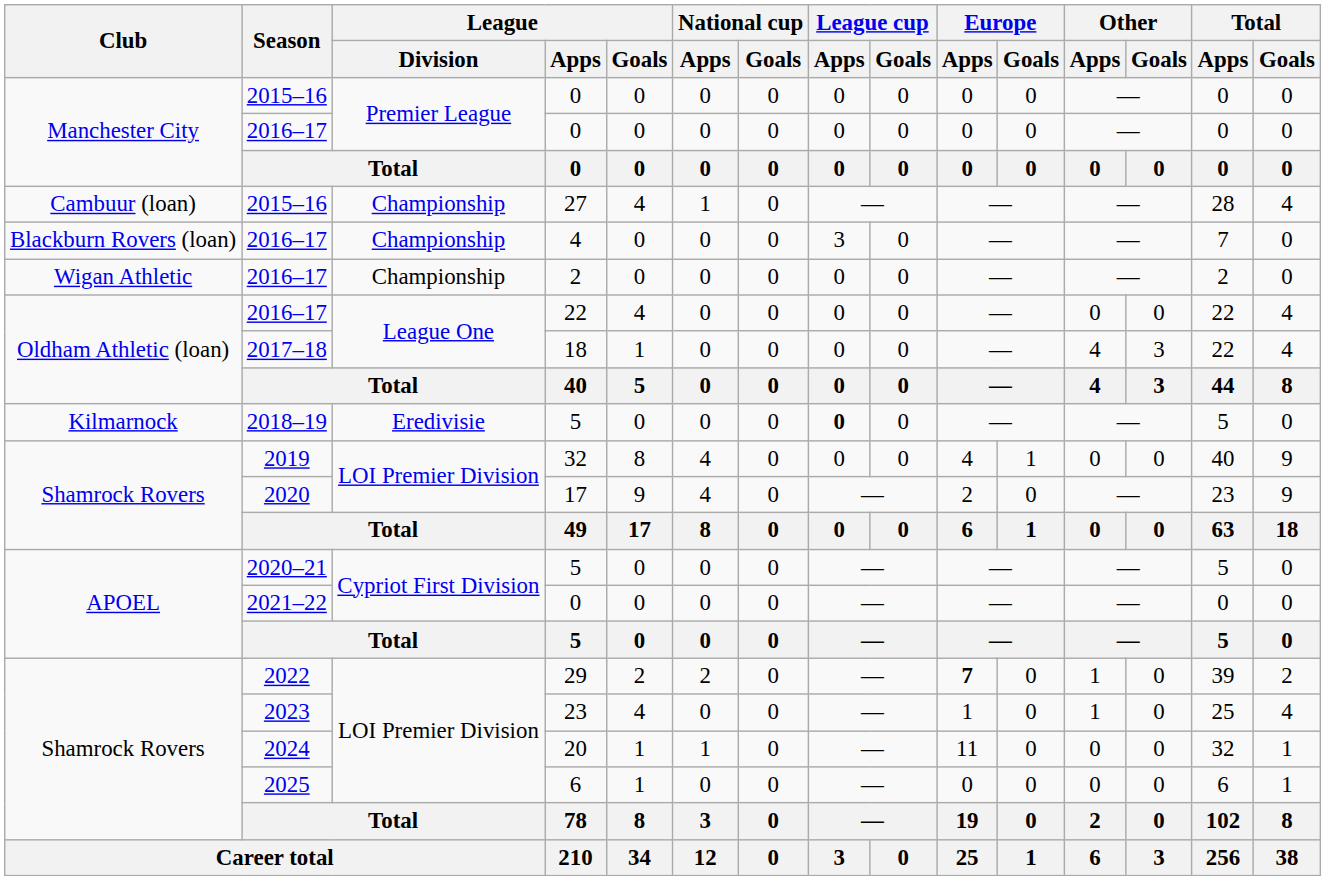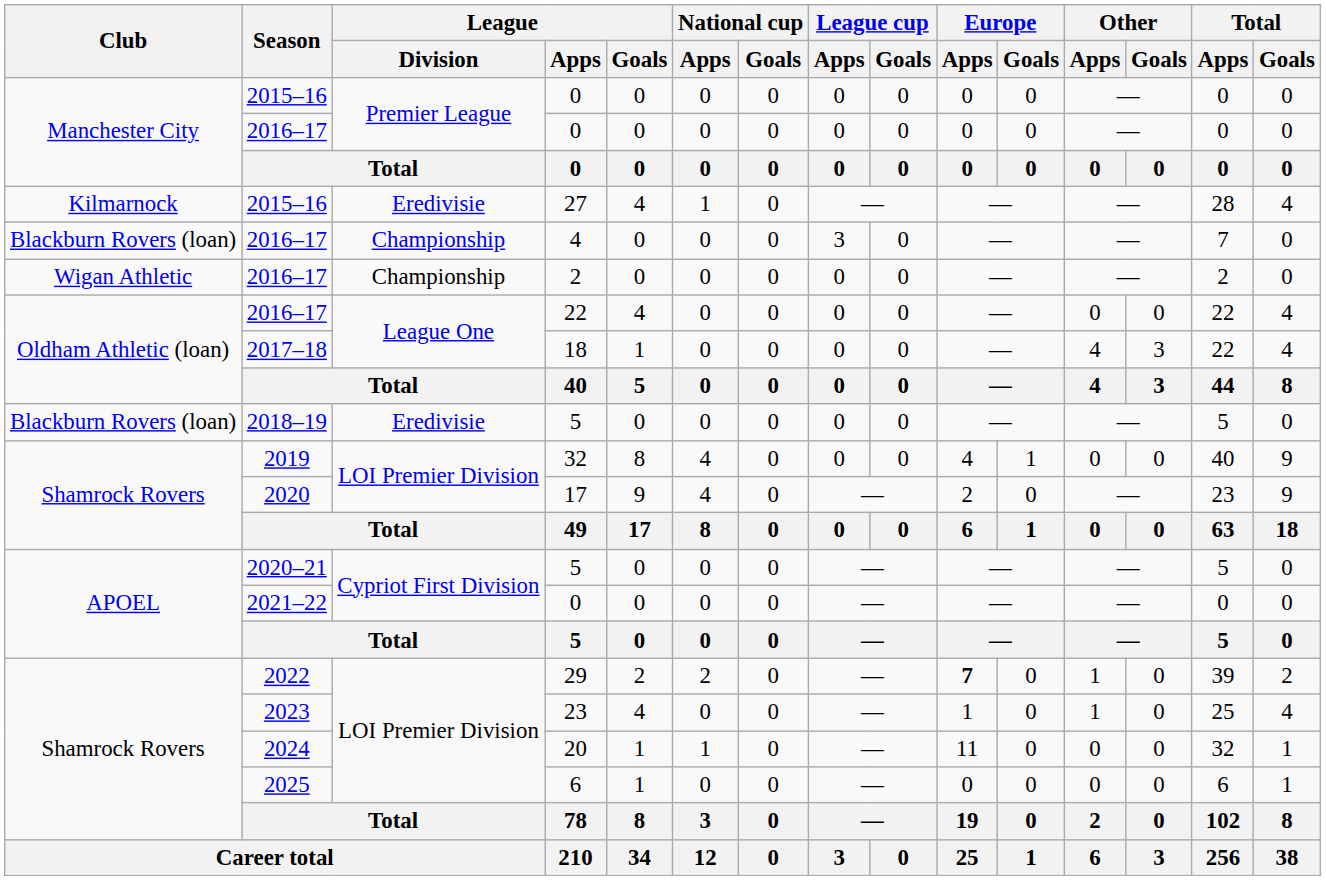(123, 204) Cambuur (loan) -> (123, 204) Kilmarnock
(438, 204) Championship -> (438, 204) Eredivisie
(123, 421) Kilmarnock -> (123, 421) Blackburn Rovers (loan)
(839, 421) bold -> (839, 421) normal
